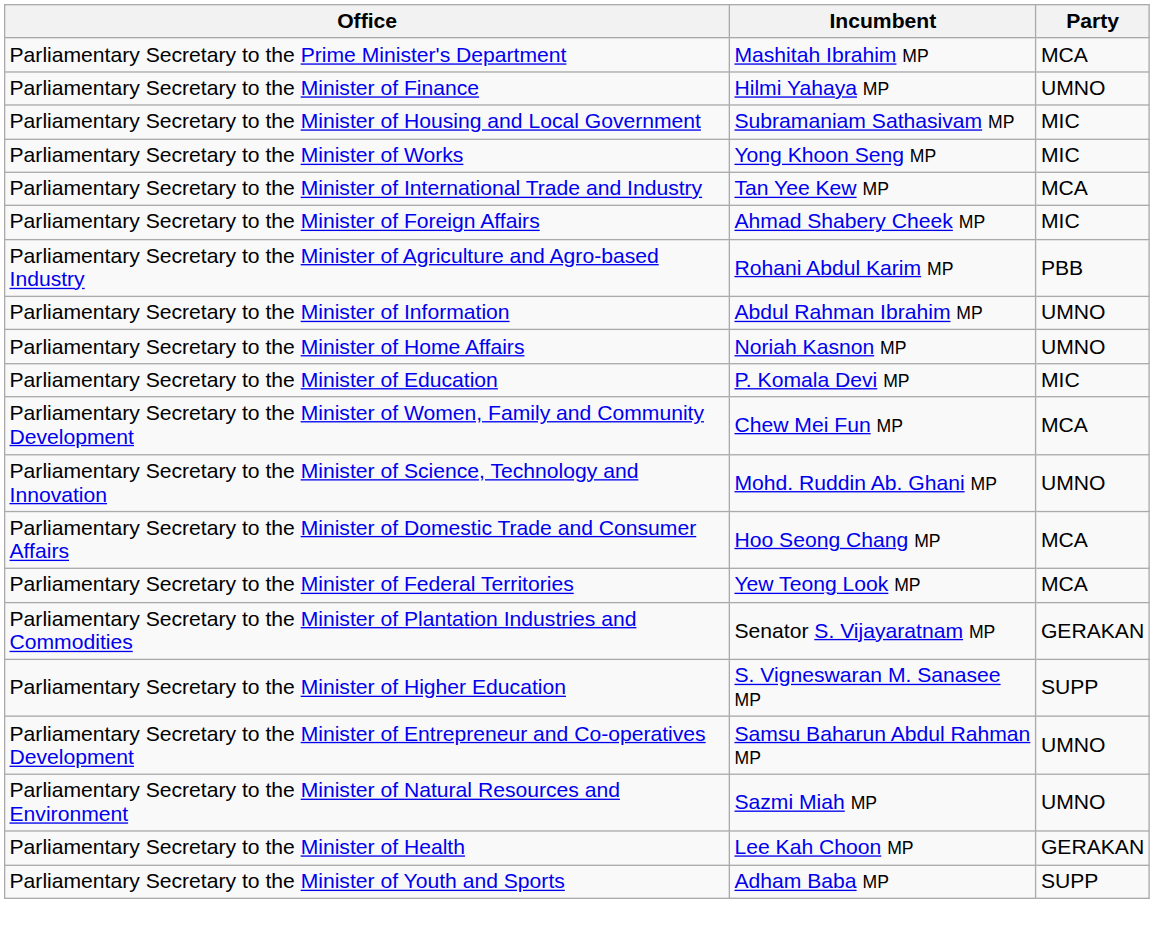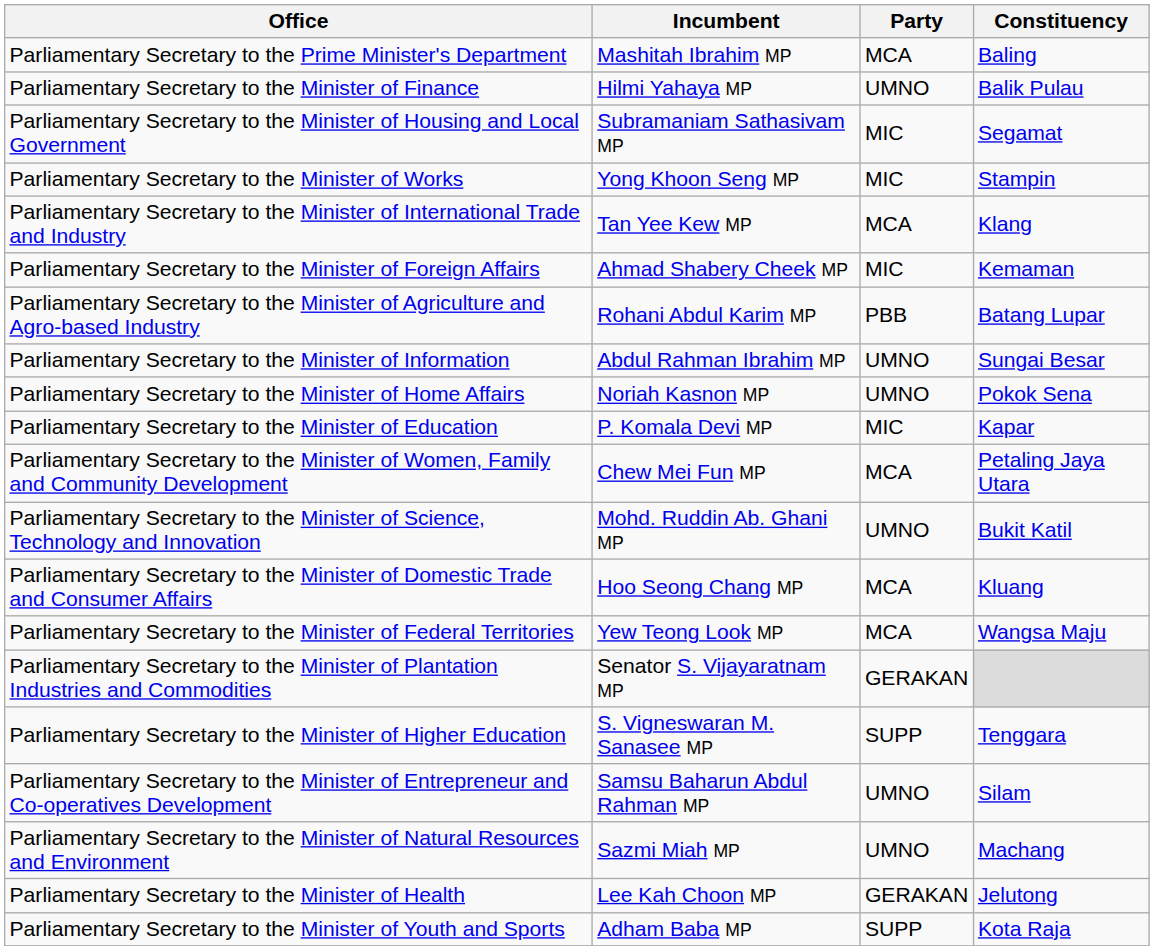+ column: (1061, 21)
